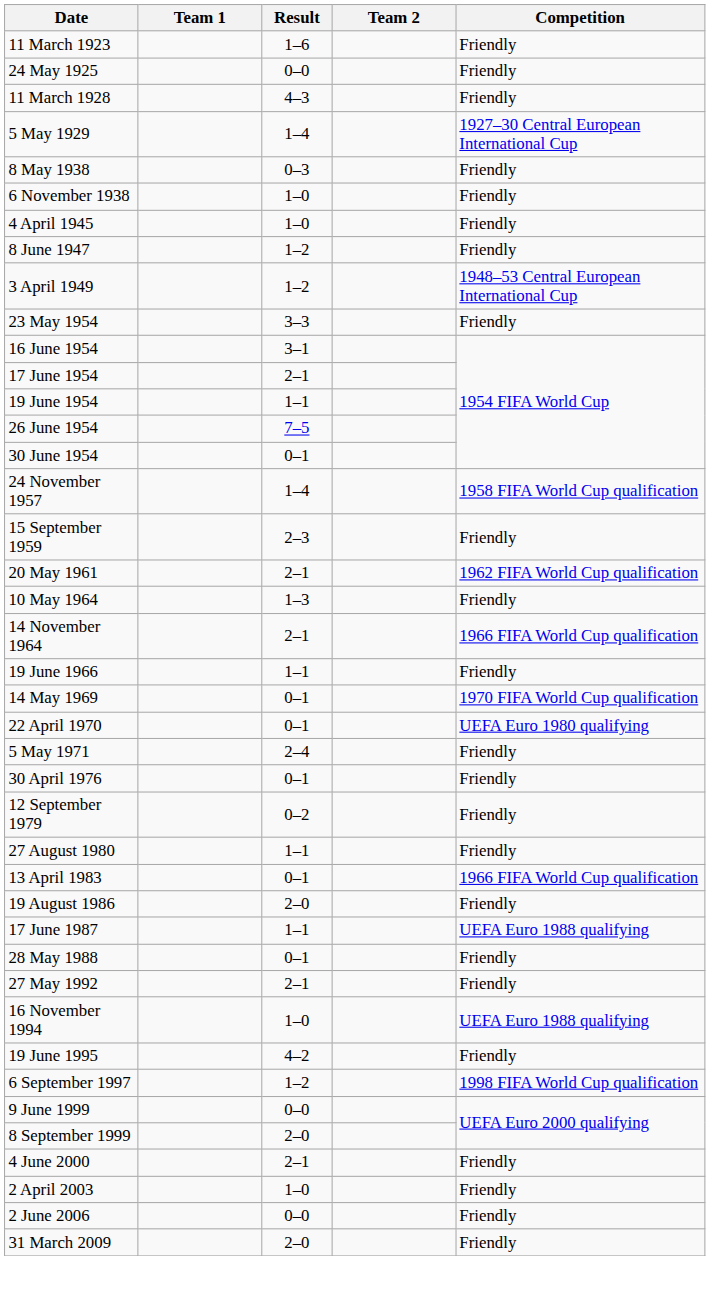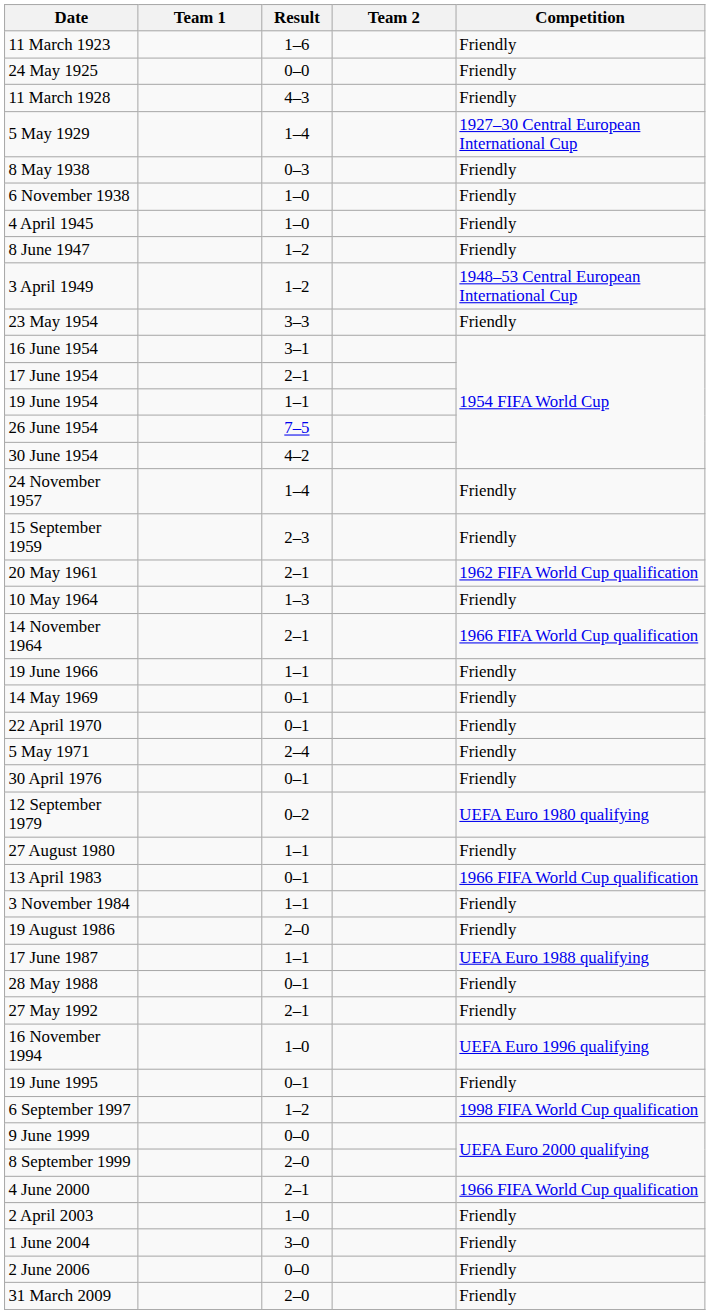(297, 455) 0–1 -> (297, 455) 4–2
(579, 491) 1958 FIFA World Cup qualification -> (488, 491) Friendly
(579, 698) 1970 FIFA World Cup qualification -> (488, 698) Friendly
(554, 725) UEFA Euro 1980 qualifying -> (488, 725) Friendly
(488, 814) Friendly -> (554, 814) UEFA Euro 1980 qualifying
+ row: (69, 903)
(554, 1019) UEFA Euro 1988 qualifying -> (554, 1046) UEFA Euro 1996 qualifying
(297, 1056) 4–2 -> (297, 1082) 0–1
(488, 1162) Friendly -> (579, 1189) 1966 FIFA World Cup qualification
+ row: (49, 1242)
